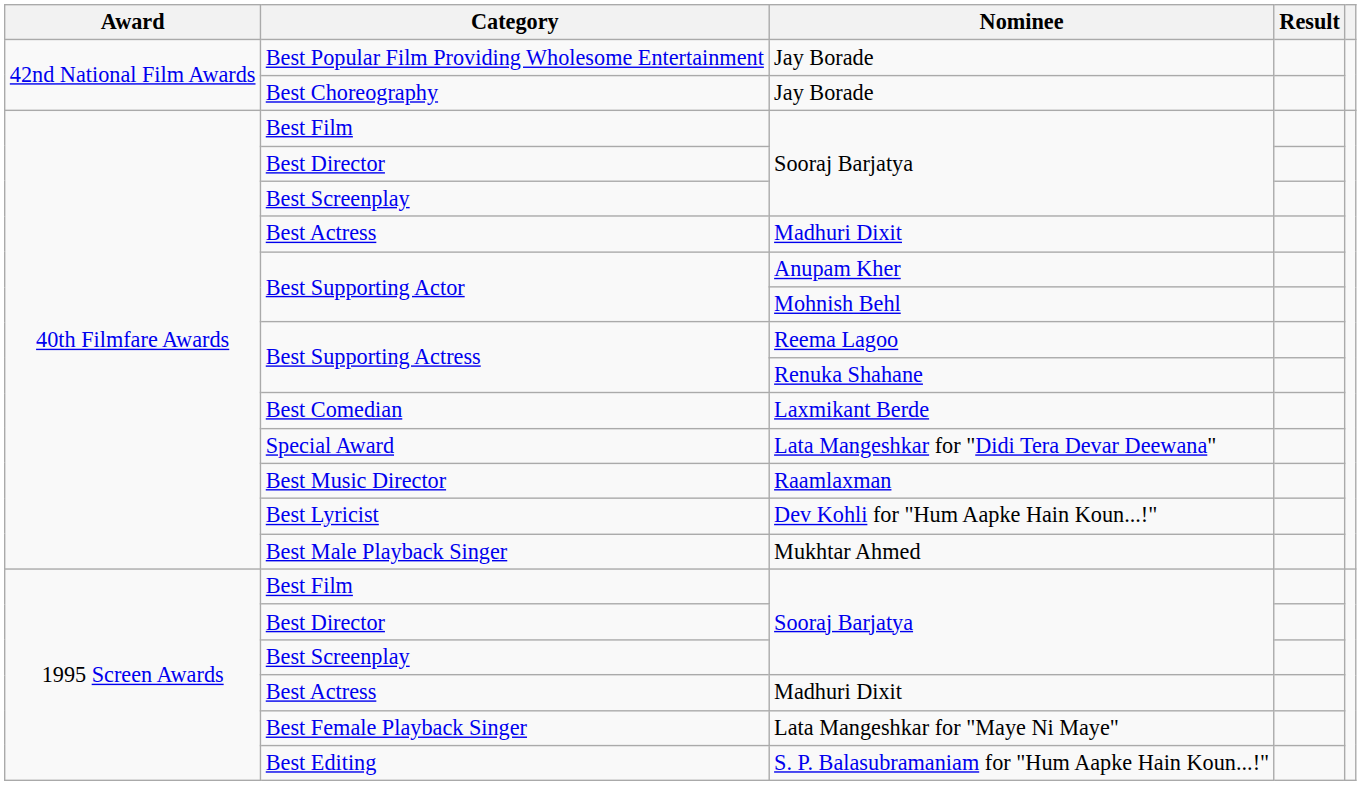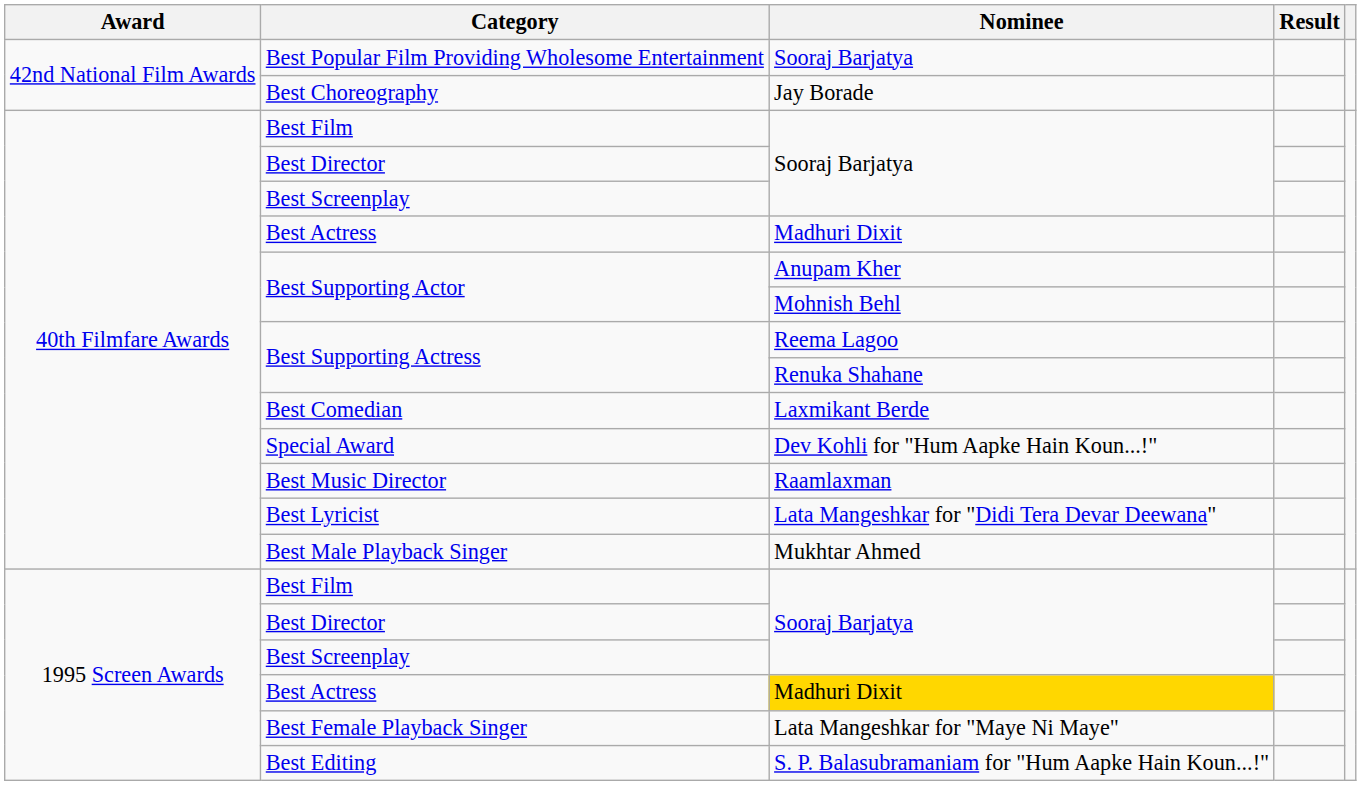(824, 57) Jay Borade -> (844, 57) Sooraj Barjatya
(995, 445) Lata Mangeshkar for "Didi Tera Devar Deewana" -> (966, 445) Dev Kohli for "Hum Aapke Hain Koun...!"
(966, 515) Dev Kohli for "Hum Aapke Hain Koun...!" -> (995, 515) Lata Mangeshkar for "Didi Tera Devar Deewana"
(838, 692) no background -> (838, 692) gold background
